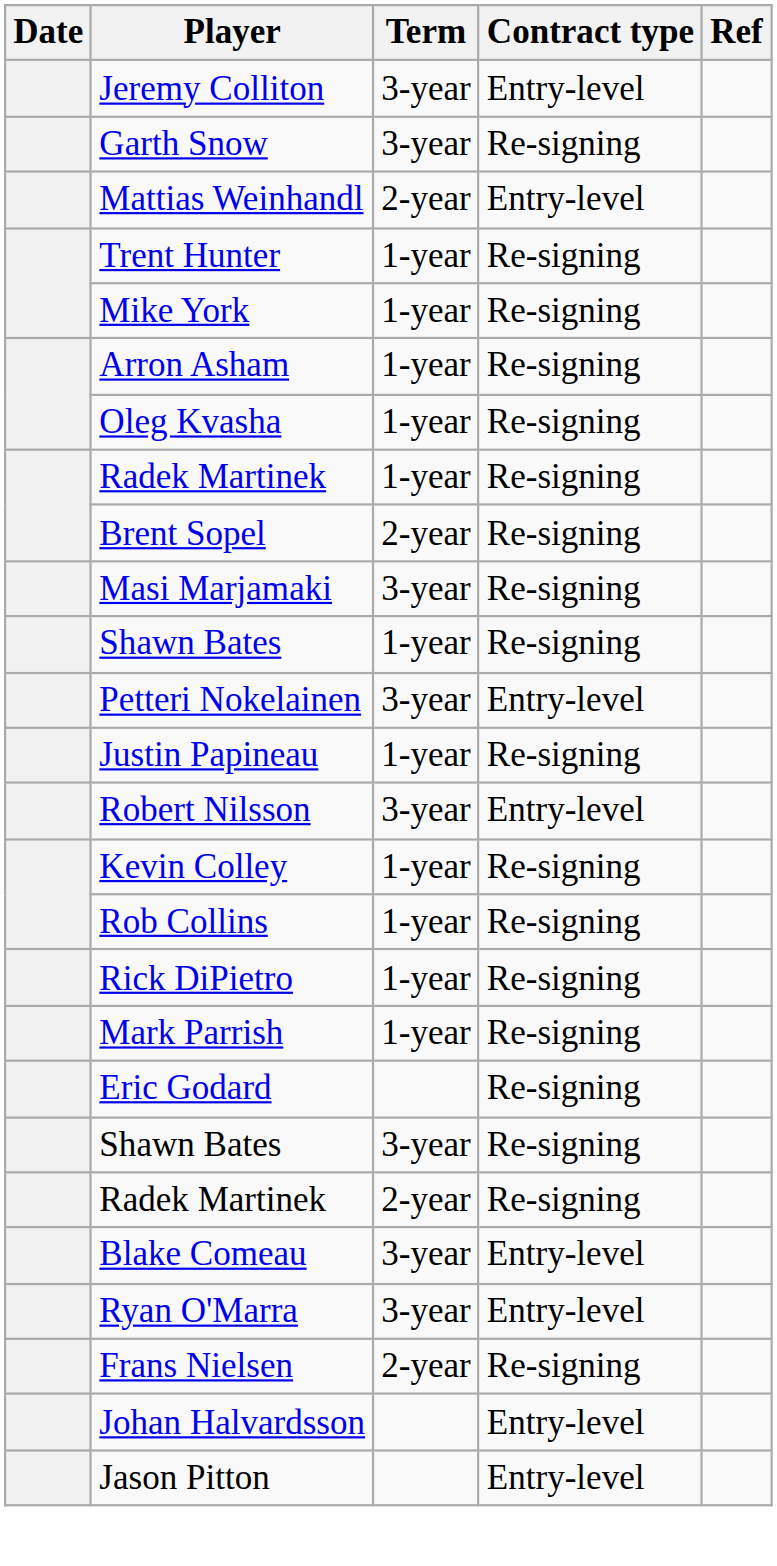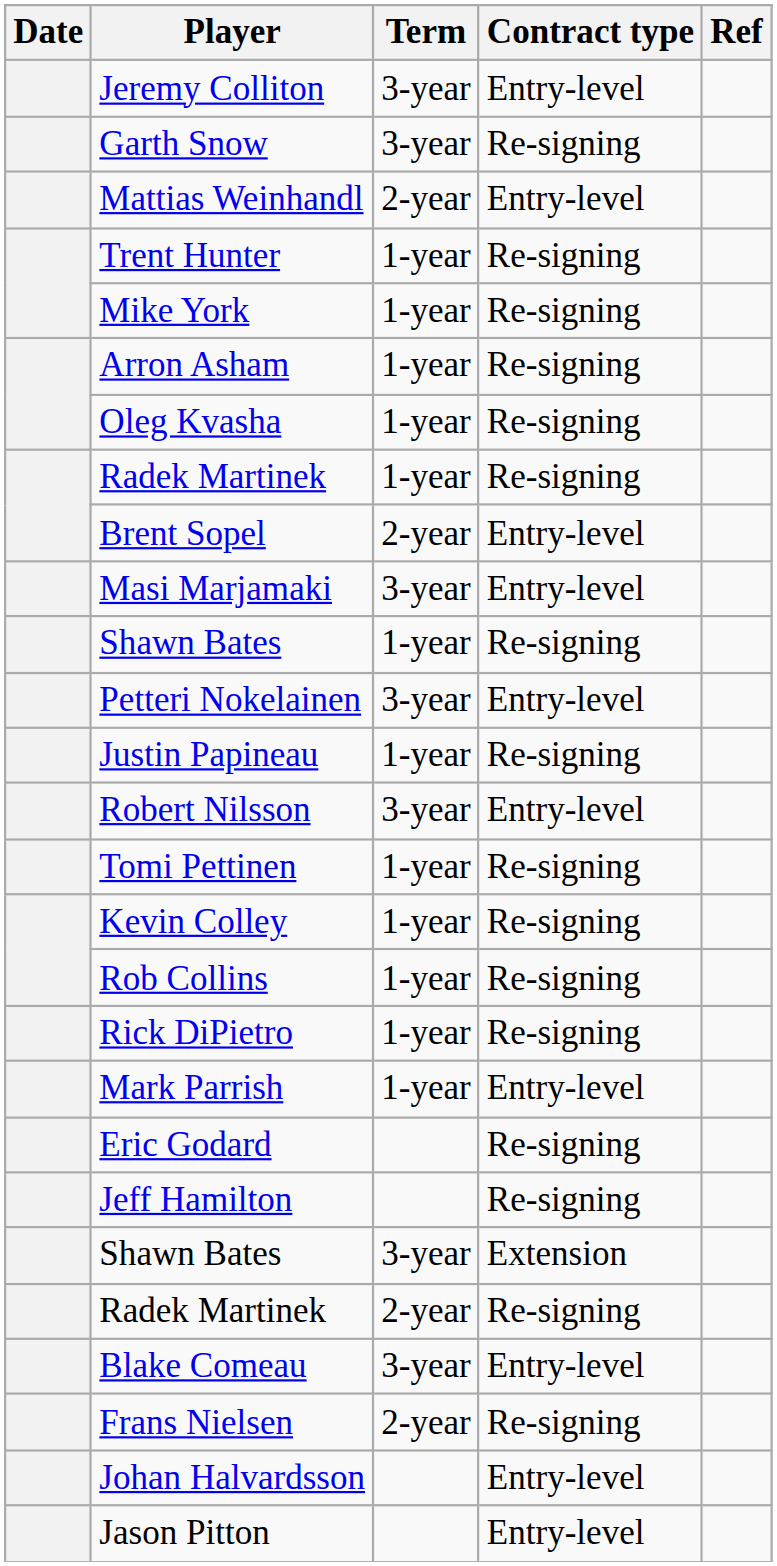(564, 532) Re-signing -> (566, 532) Entry-level
(564, 587) Re-signing -> (566, 587) Entry-level
+ row: (198, 865)
(564, 1032) Re-signing -> (566, 1088) Entry-level
+ row: (196, 1199)
(564, 1143) Re-signing -> (557, 1254) Extension
- row: (199, 1310)
